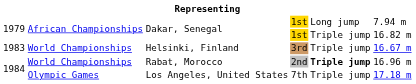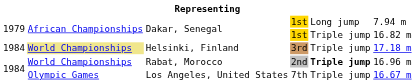(14, 48) 1983 -> (14, 48) 1984
(80, 48) no background -> (80, 48) khaki background
(392, 48) 16.67 m -> (392, 48) 17.18 m
(392, 75) 17.18 m -> (392, 75) 16.67 m
